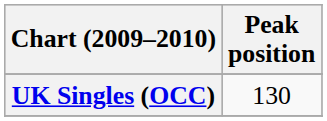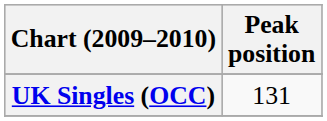(272, 94) 130 -> (272, 94) 131
